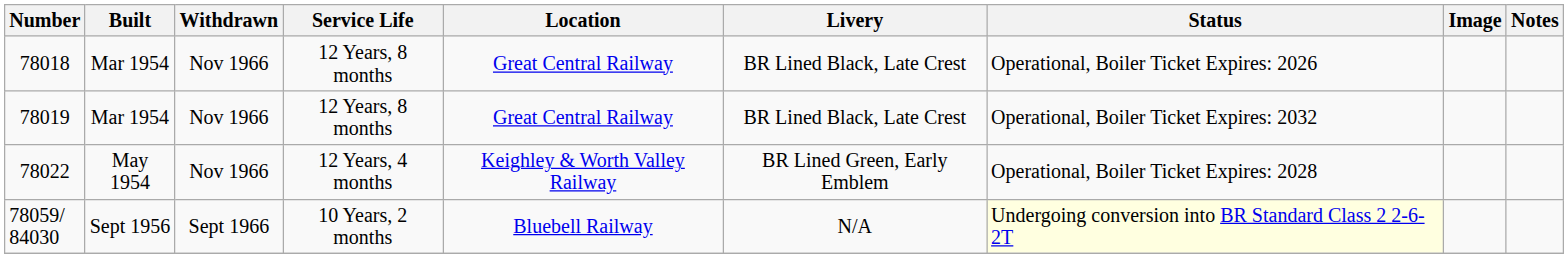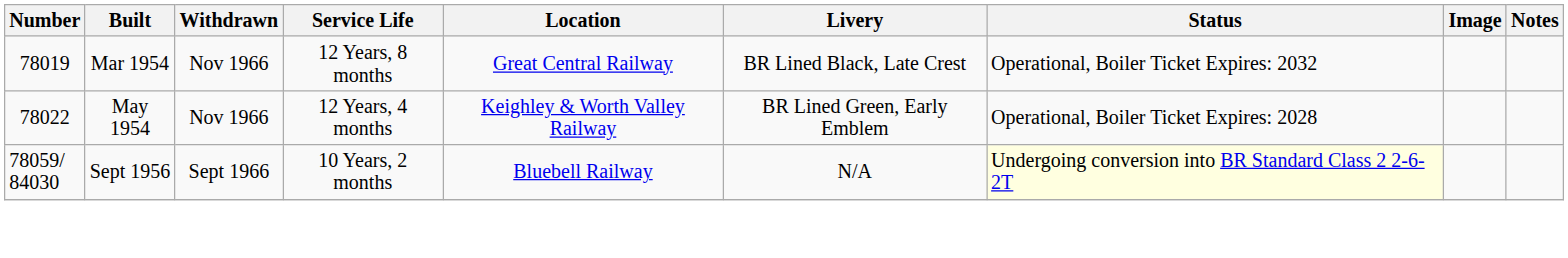- row: (45, 63)
